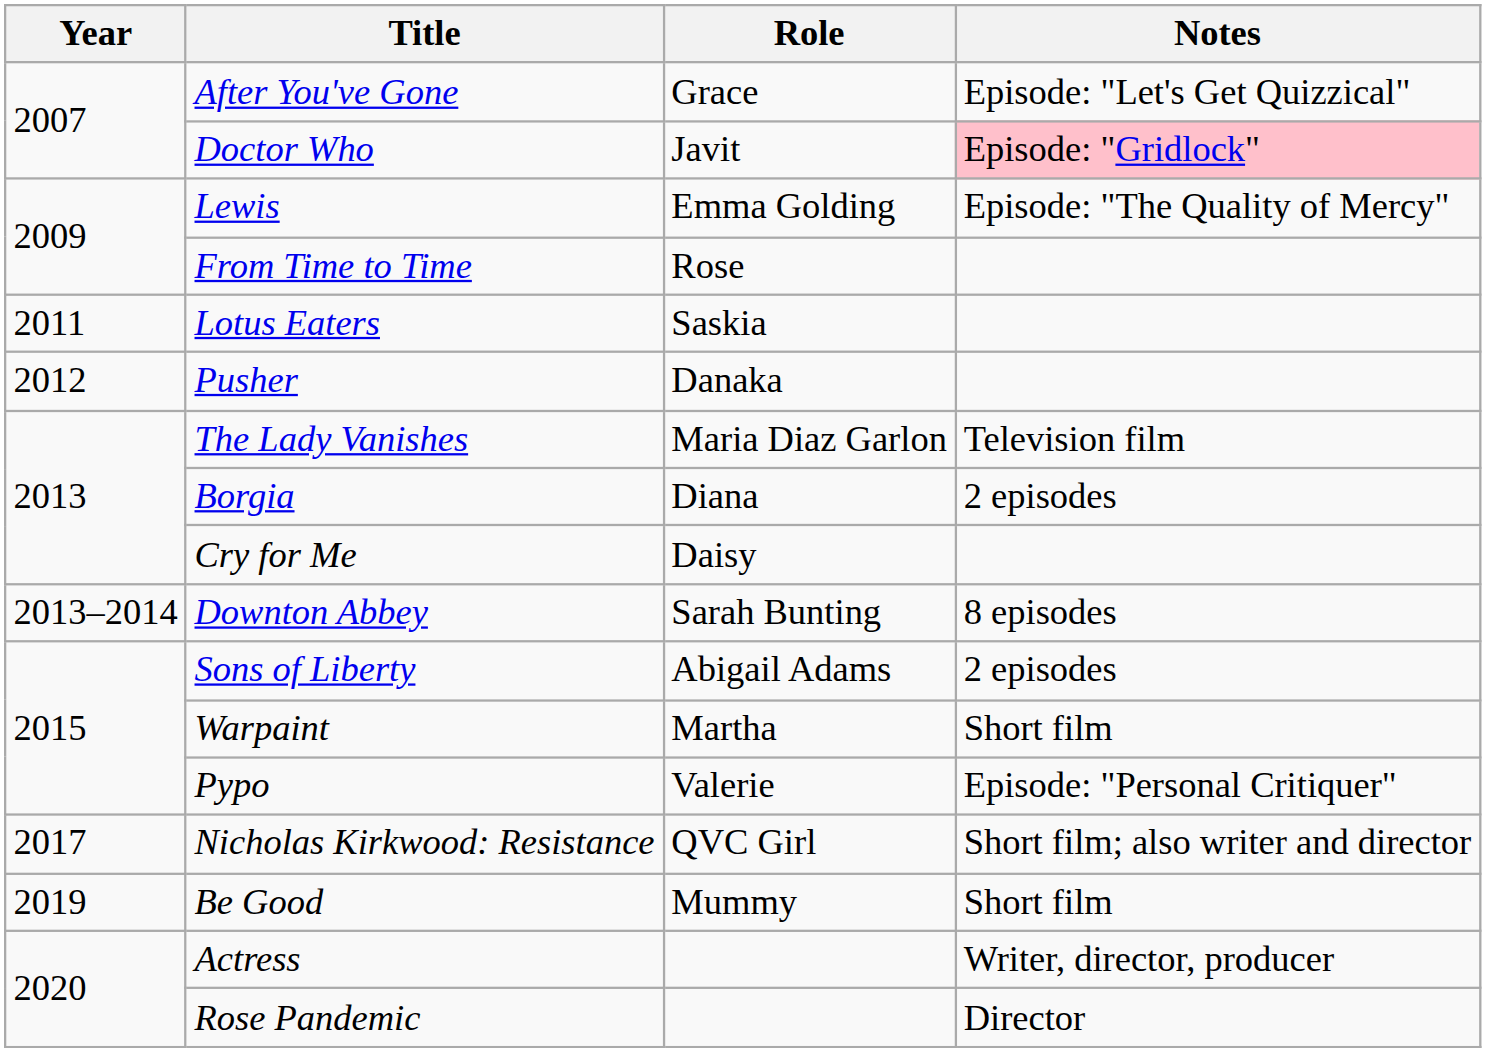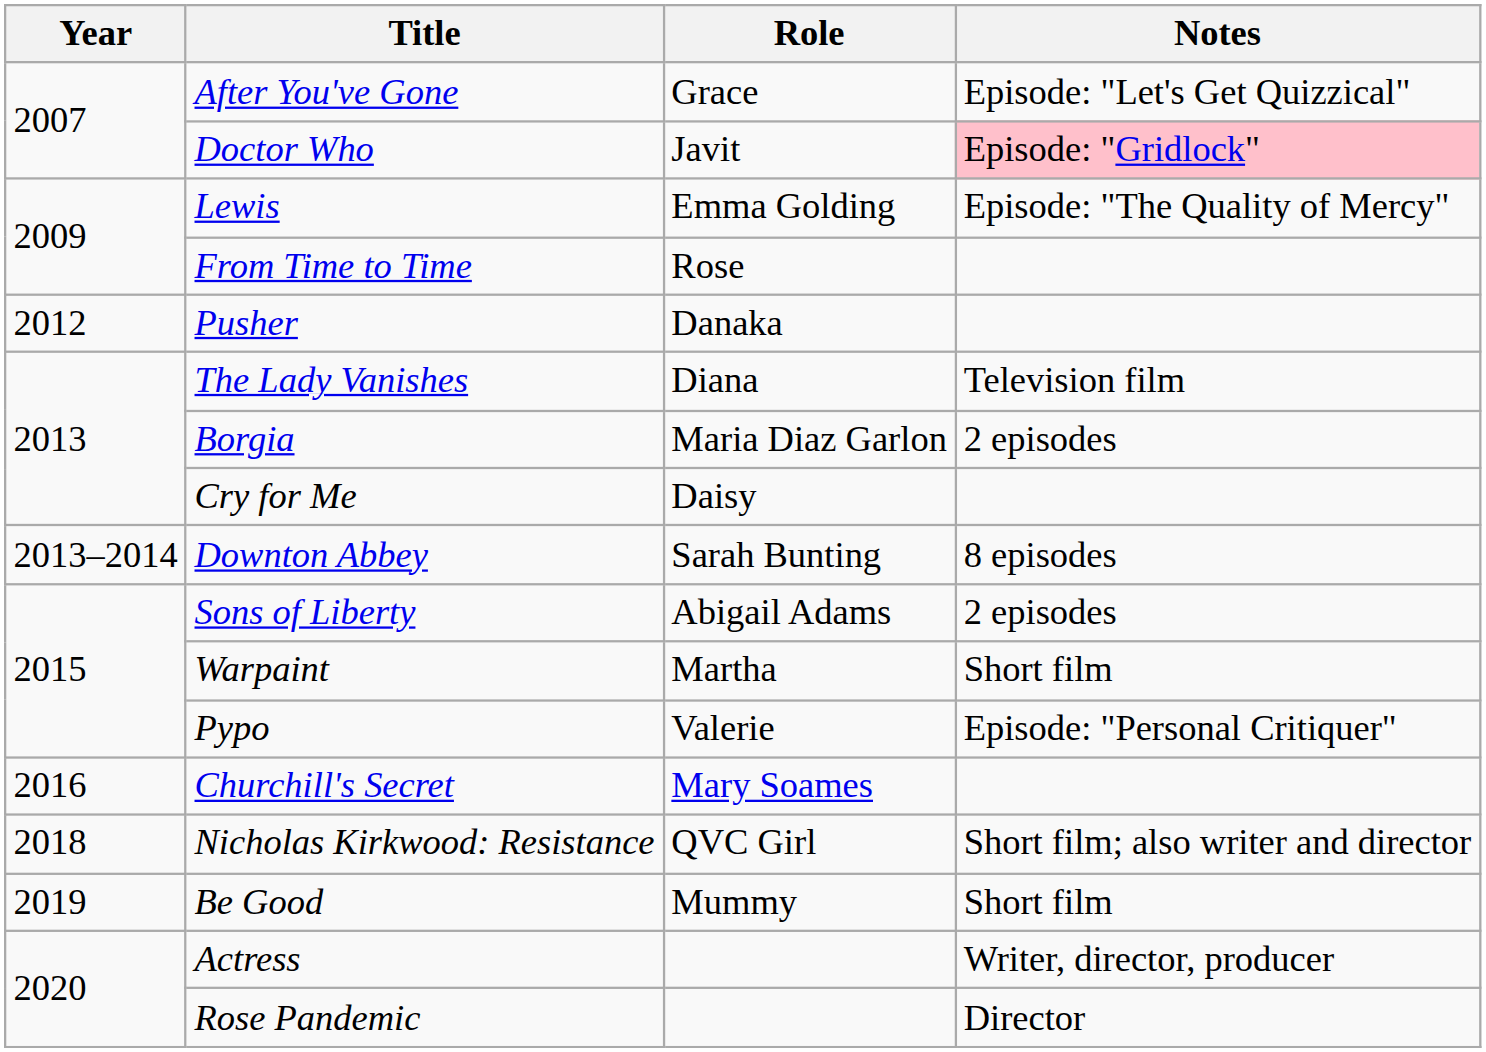- row: (287, 322)
(809, 438) Maria Diaz Garlon -> (715, 380) Diana
(715, 496) Diana -> (809, 438) Maria Diaz Garlon
+ row: (324, 785)
(50, 843) 2017 -> (50, 843) 2018
